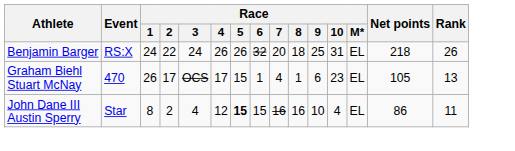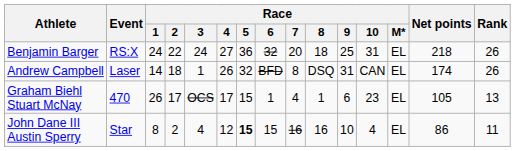(221, 52) 26 -> (226, 52) 27
(240, 52) 26 -> (246, 52) 36
+ row: (56, 71)
